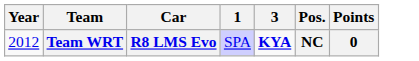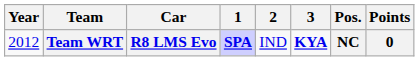+ column: (273, 16)
(237, 42) normal -> (238, 42) bold
